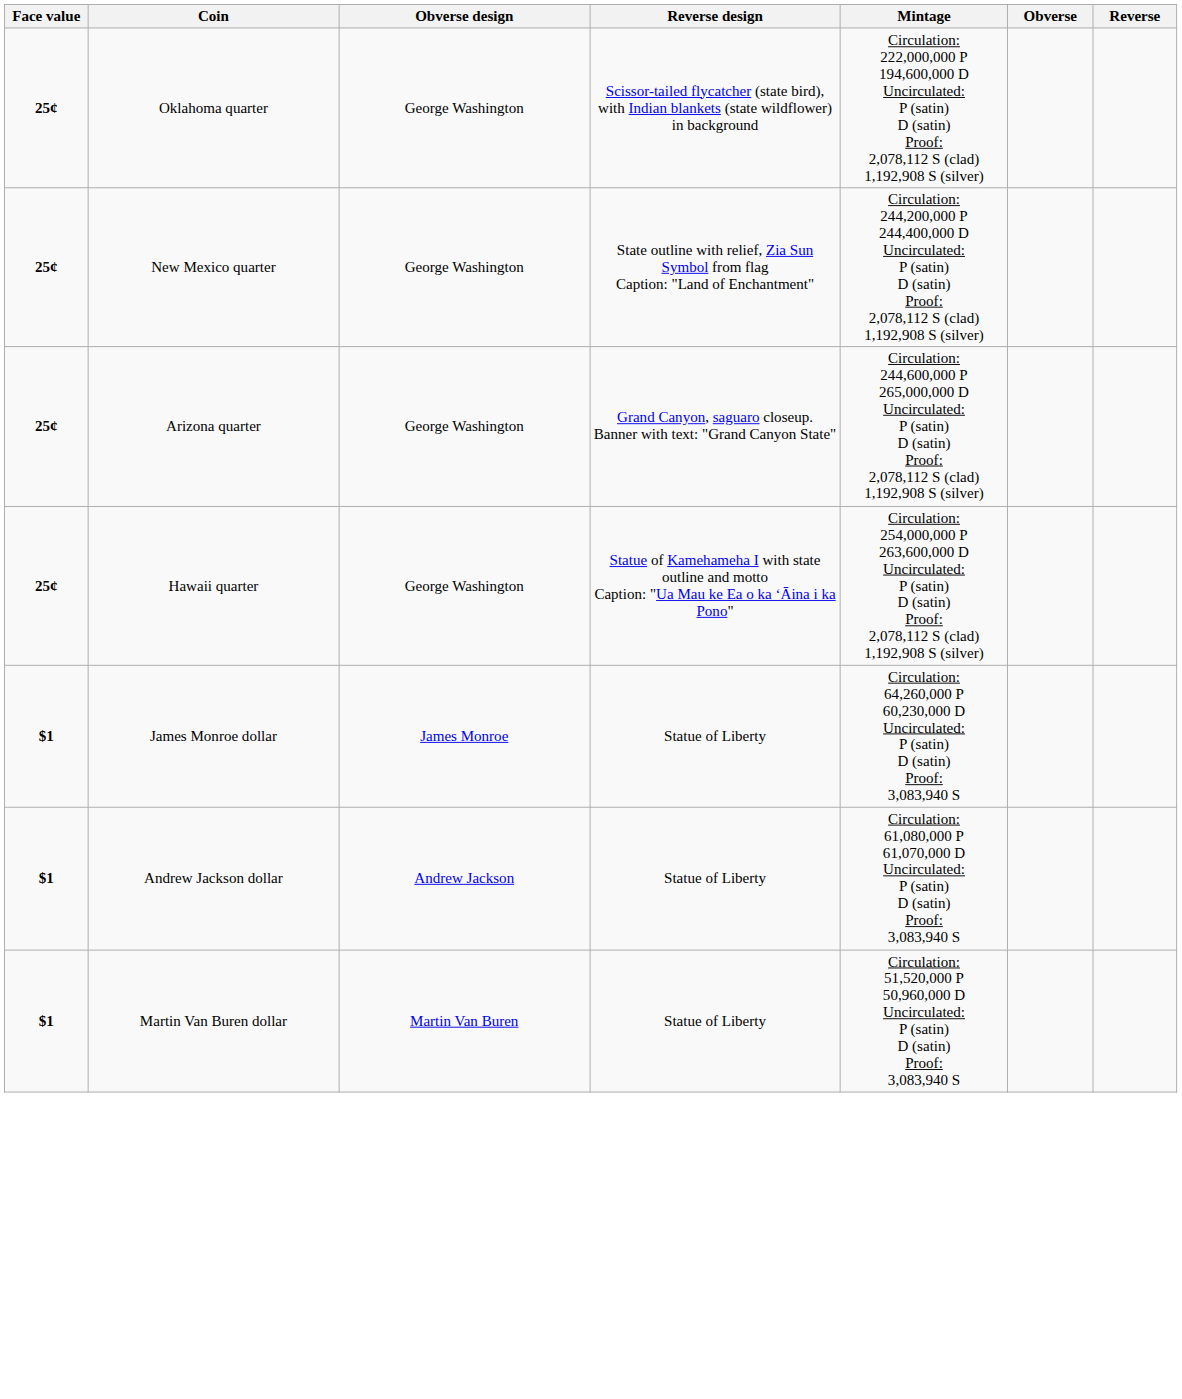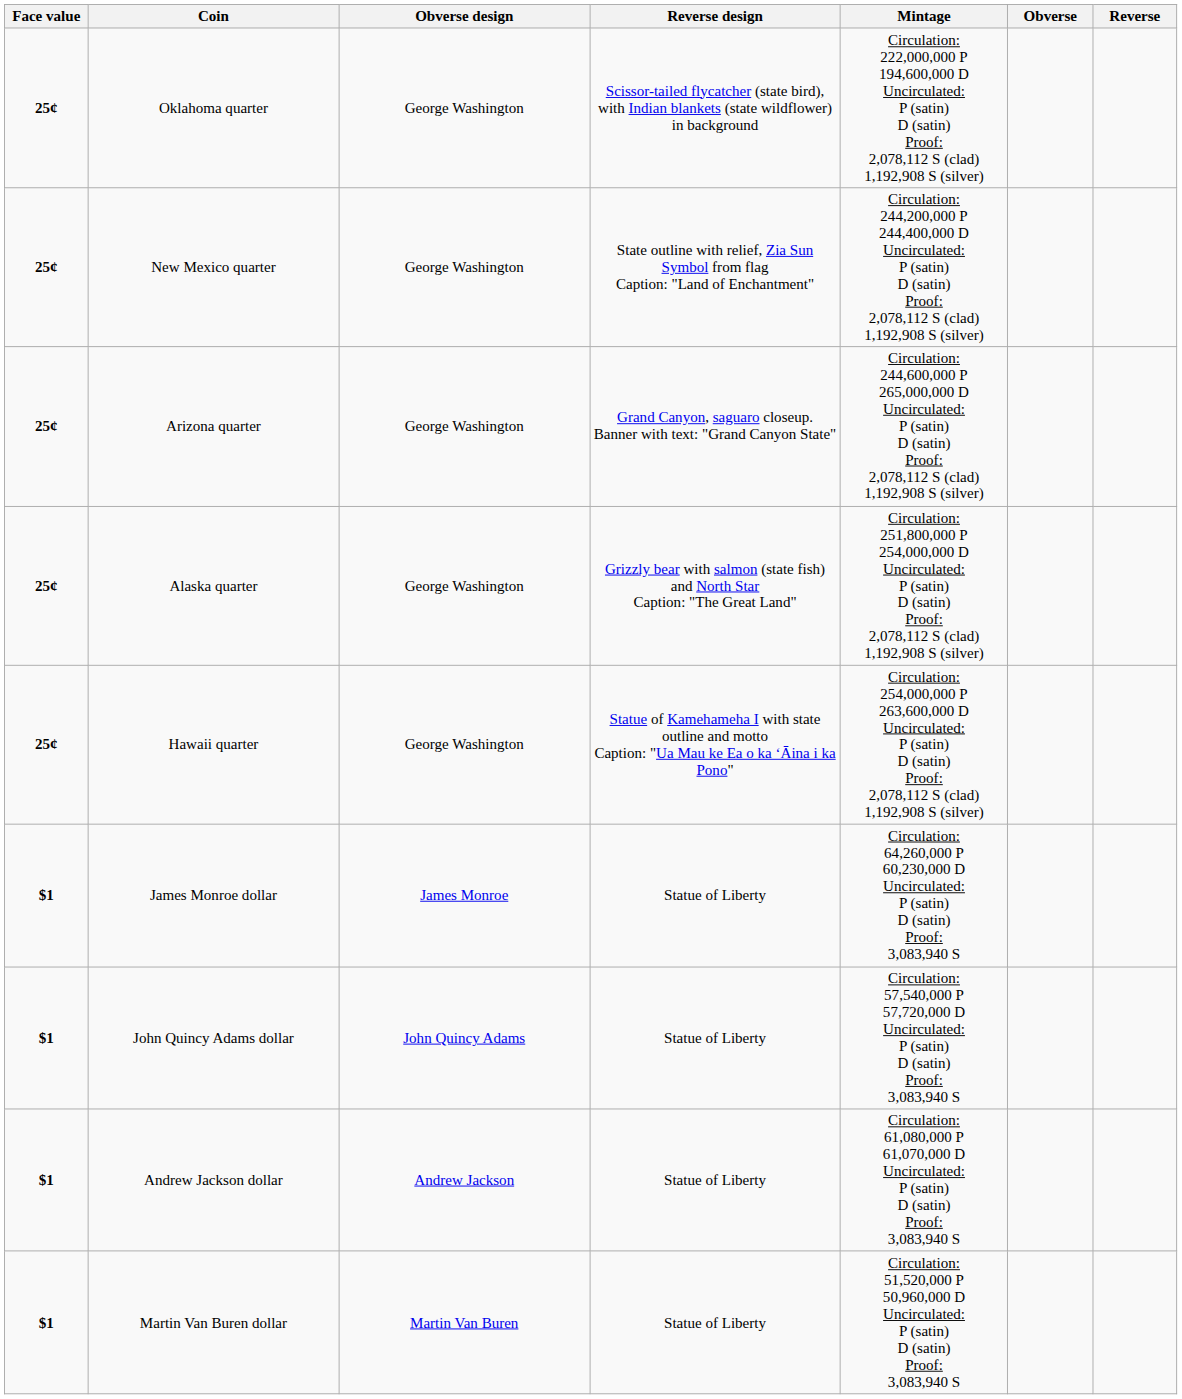+ row: (213, 585)
+ row: (213, 1037)
